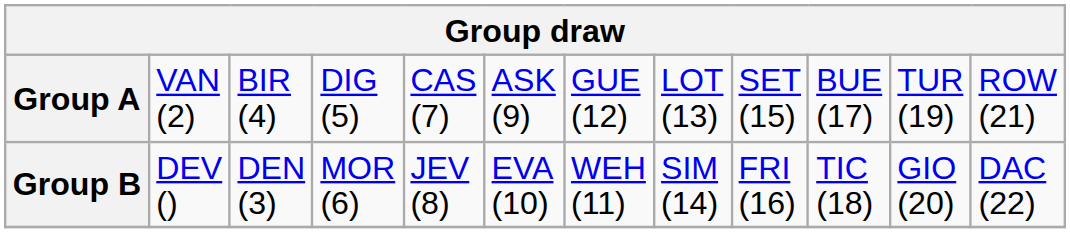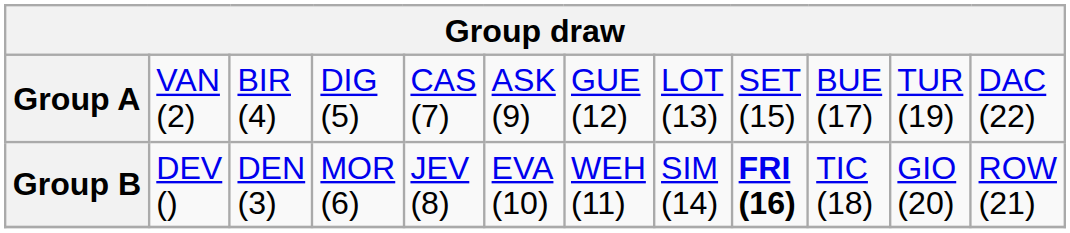(1018, 98) ROW (21) -> (1012, 98) DAC (22)
(767, 184) normal -> (767, 184) bold
(1012, 184) DAC (22) -> (1018, 184) ROW (21)
